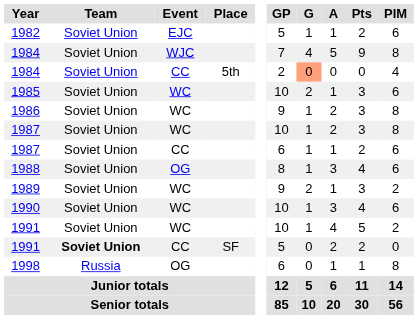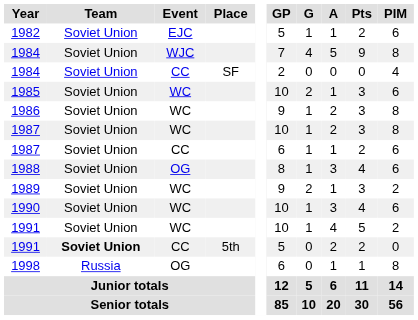(231, 72) 5th -> (231, 72) SF
(309, 72) lightsalmon background -> (309, 72) no background
(231, 247) SF -> (231, 247) 5th
